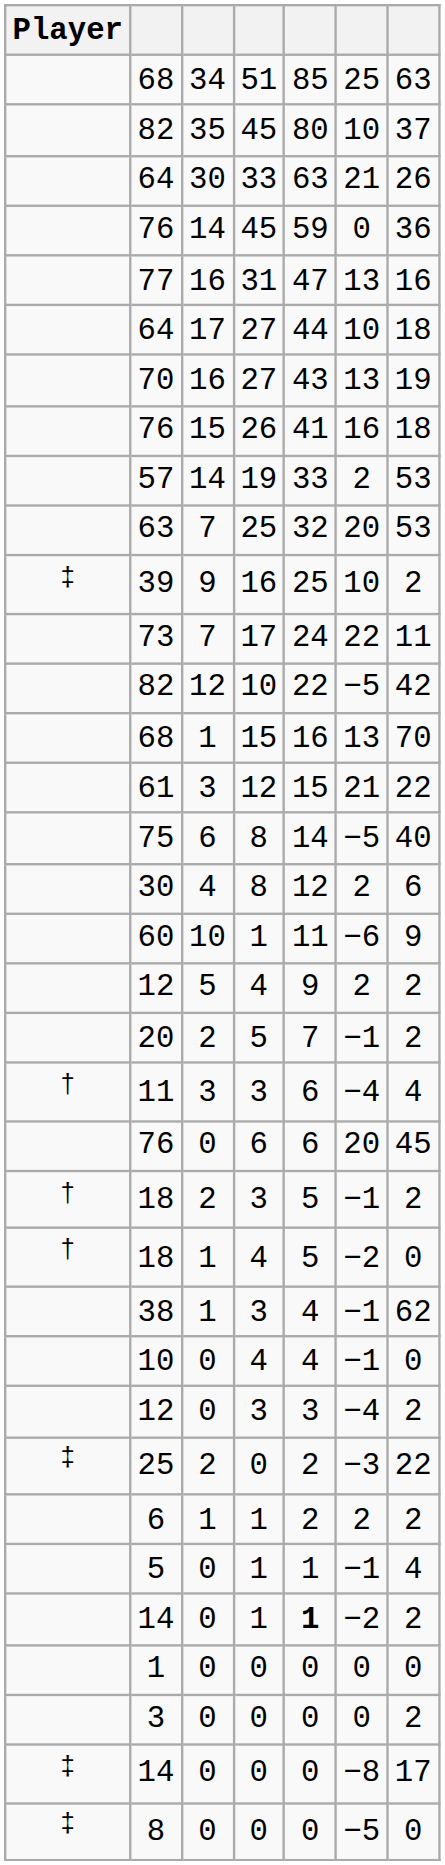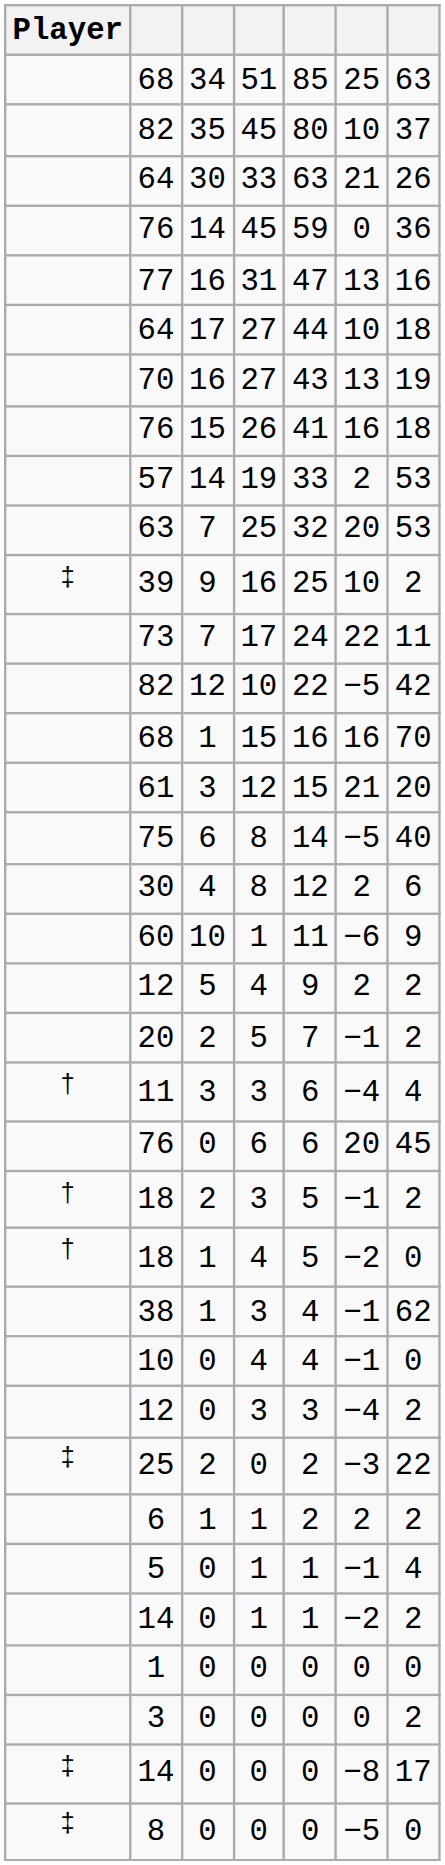(362, 738) 13 -> (362, 738) 16
(413, 788) 22 -> (413, 788) 20
(310, 1620) bold -> (310, 1620) normal
